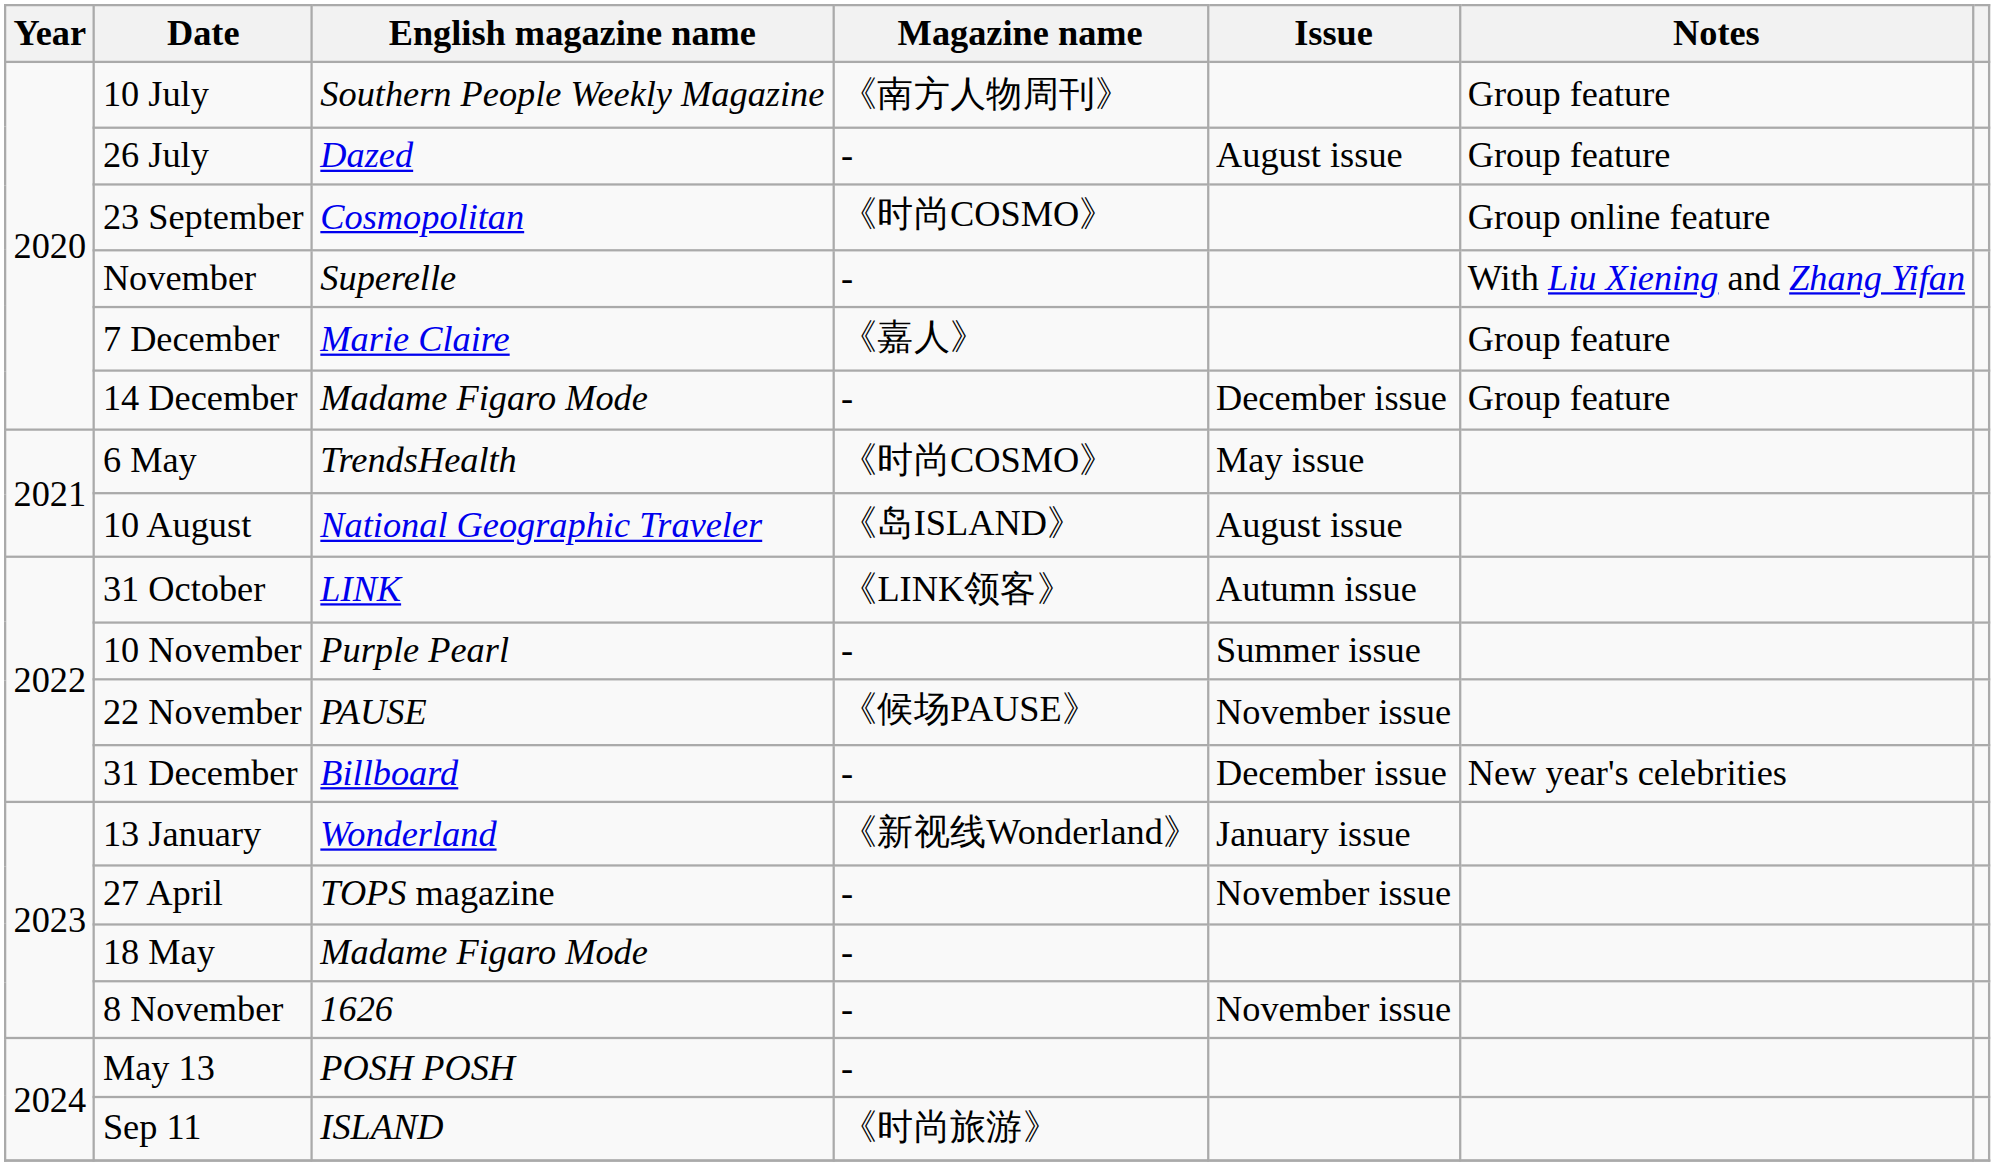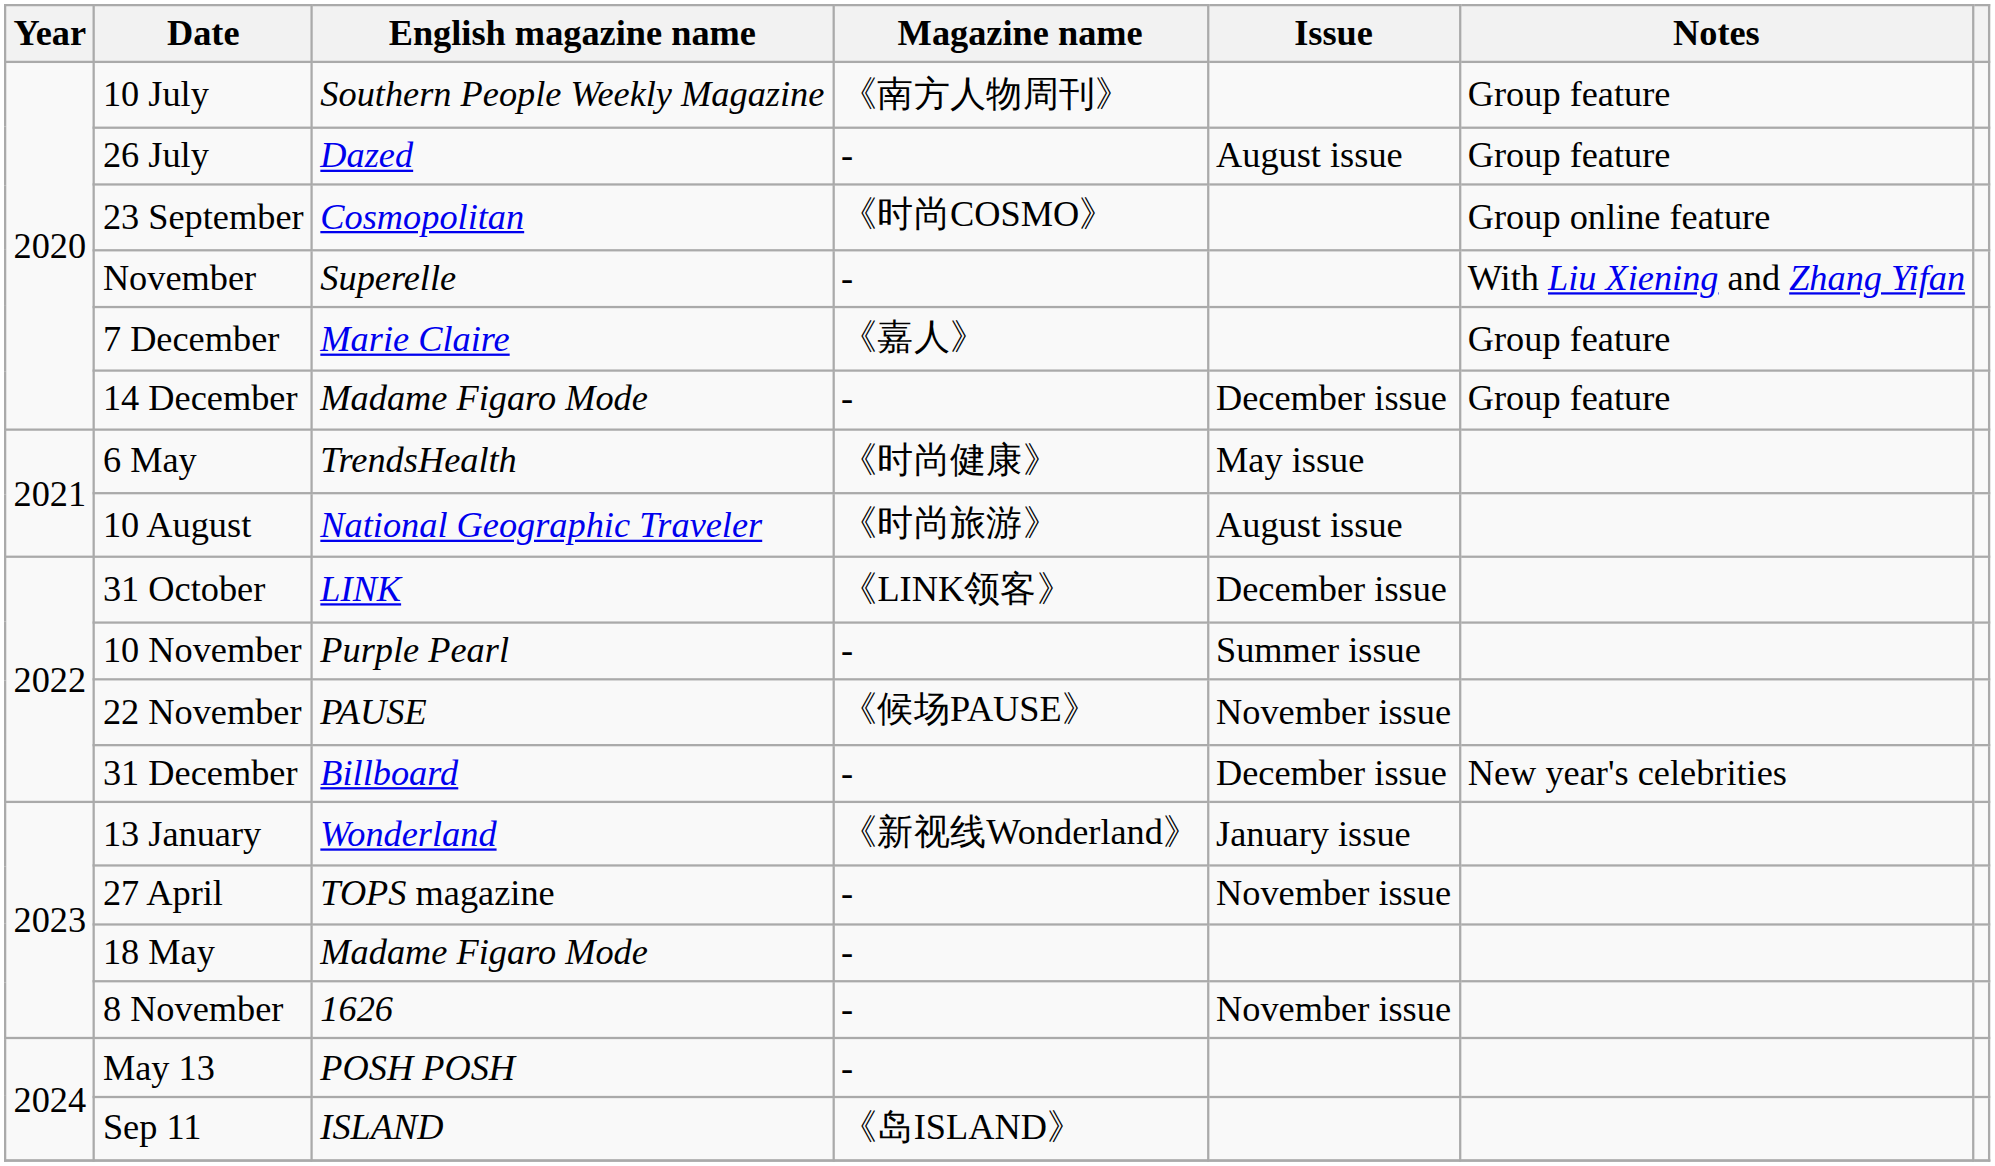(978, 459) 《时尚COSMO》 -> (950, 459) 《时尚健康》
(962, 523) 《岛ISLAND》 -> (950, 523) 《时尚旅游》
(1316, 589) Autumn issue -> (1331, 589) December issue
(950, 1126) 《时尚旅游》 -> (962, 1126) 《岛ISLAND》
